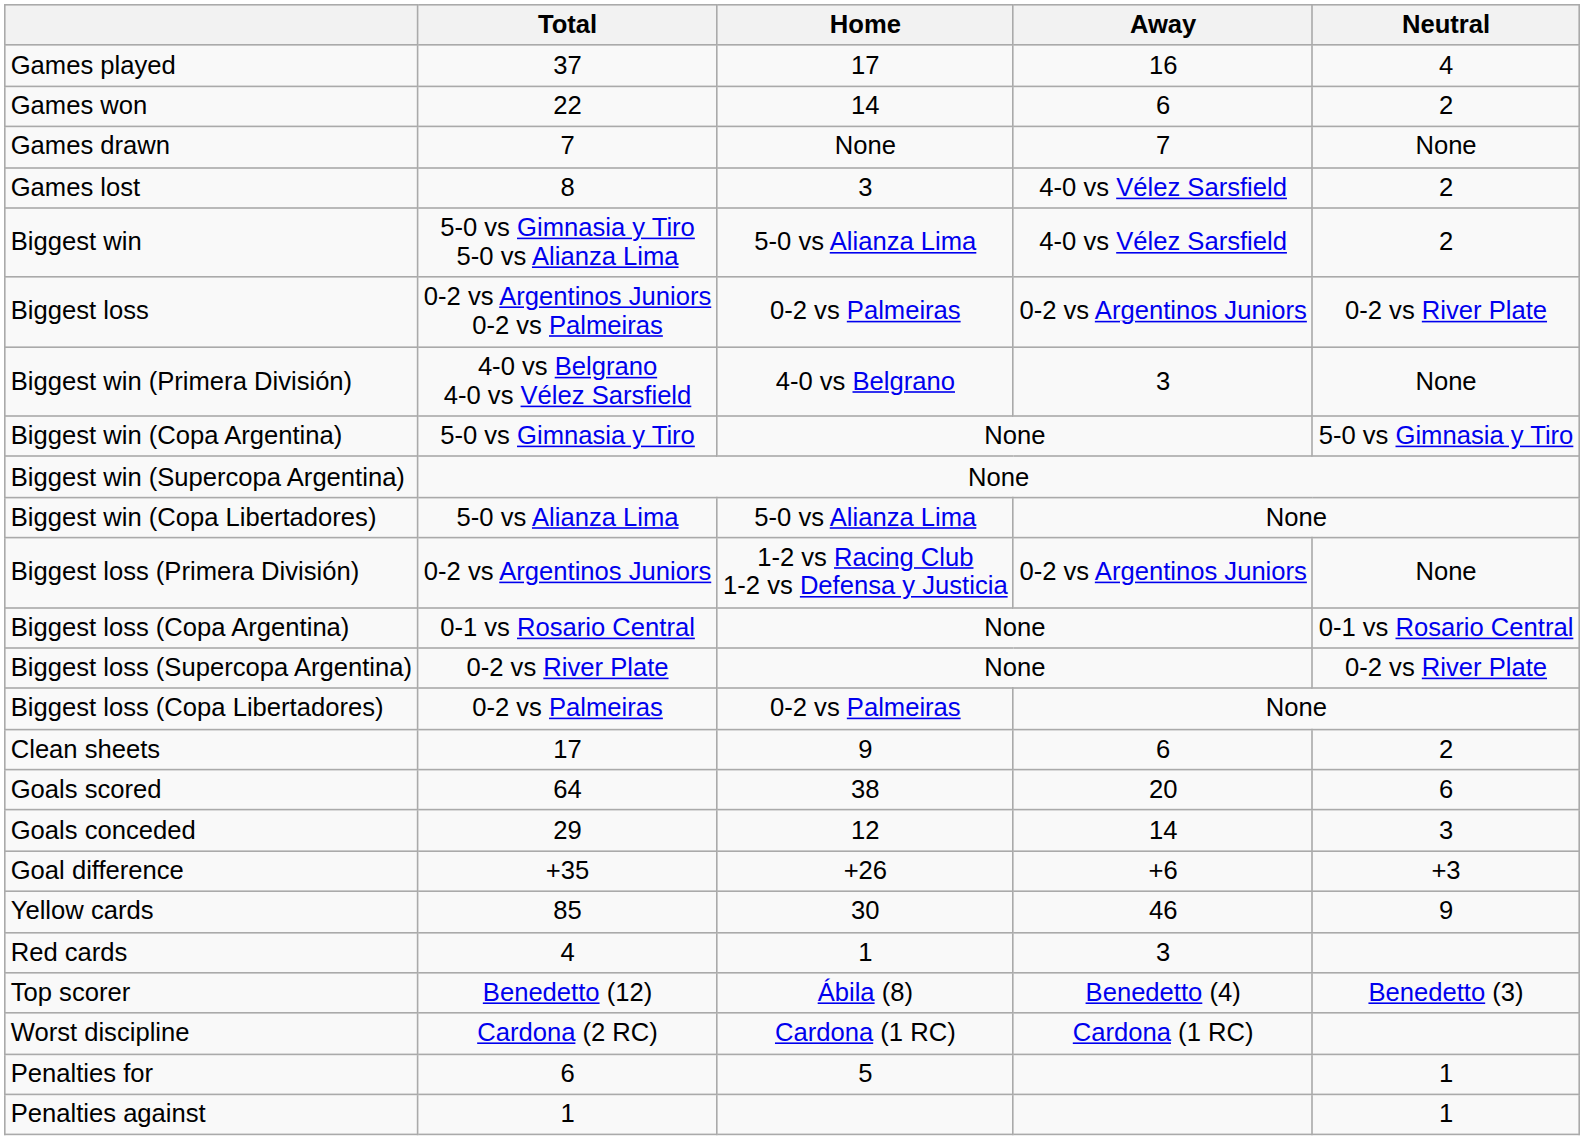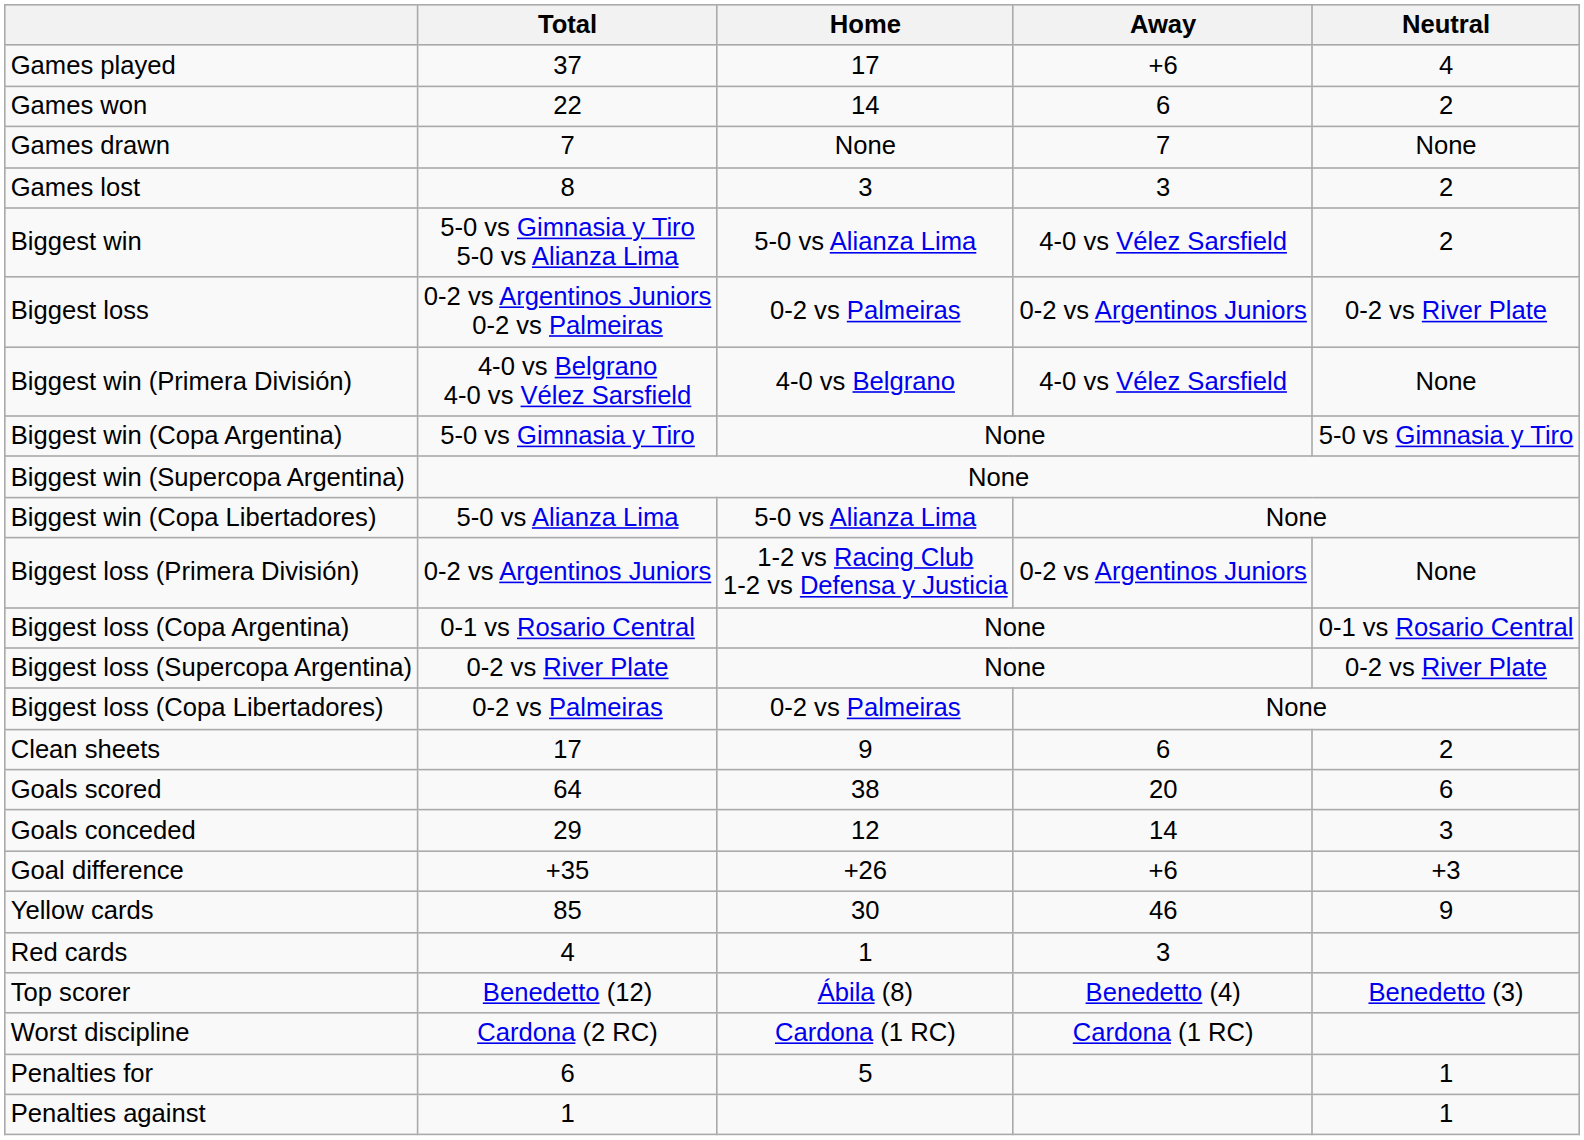(1163, 65) 16 -> (1163, 65) +6
(1163, 187) 4-0 vs Vélez Sarsfield -> (1163, 187) 3
(1163, 380) 3 -> (1163, 380) 4-0 vs Vélez Sarsfield
